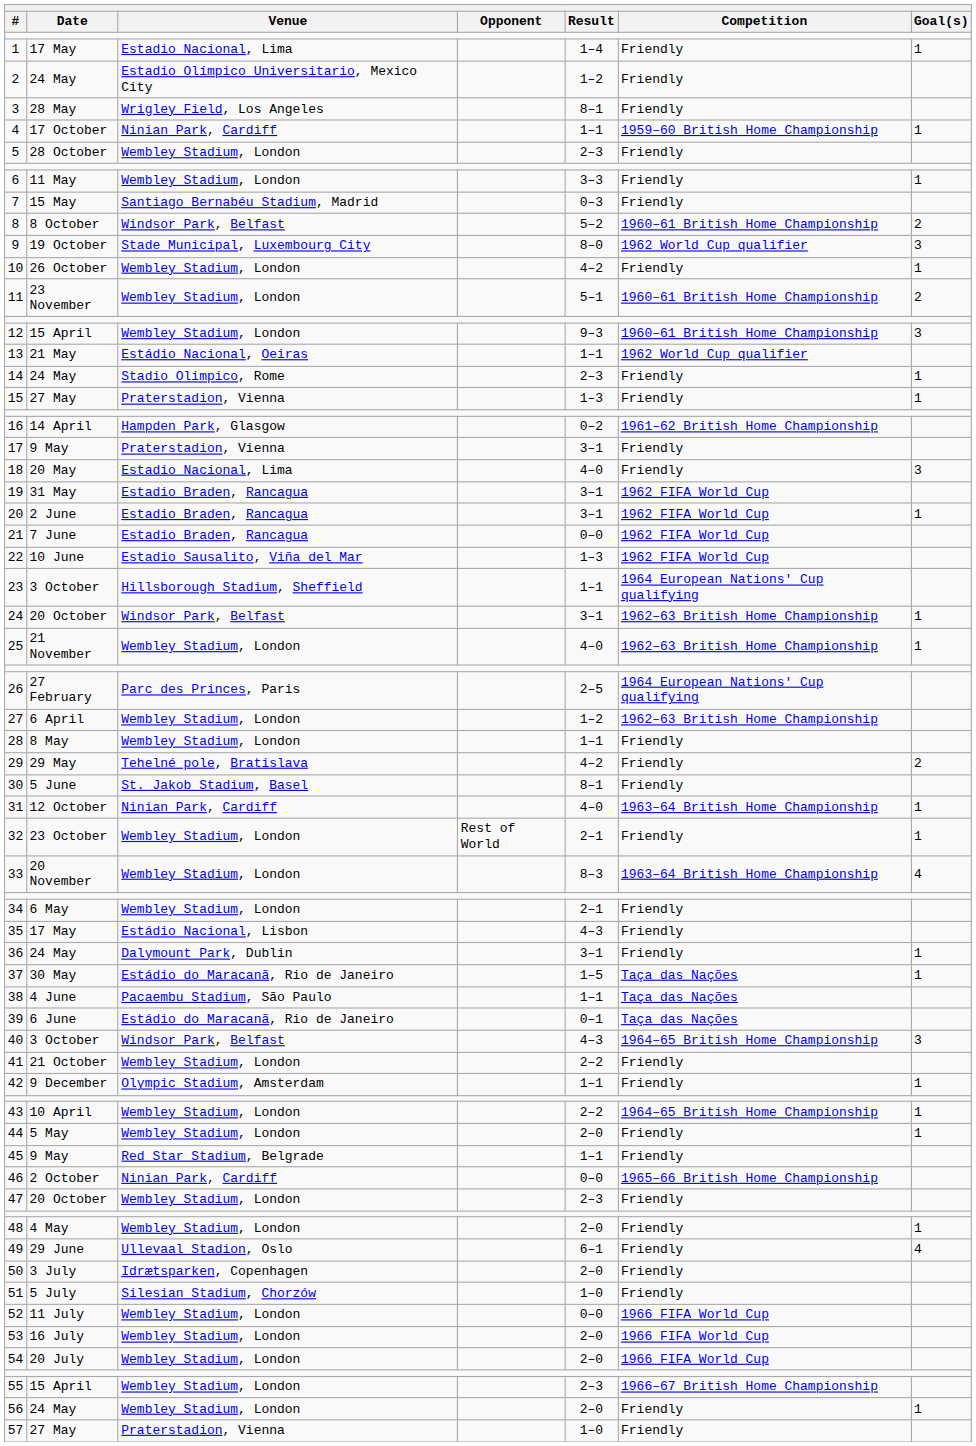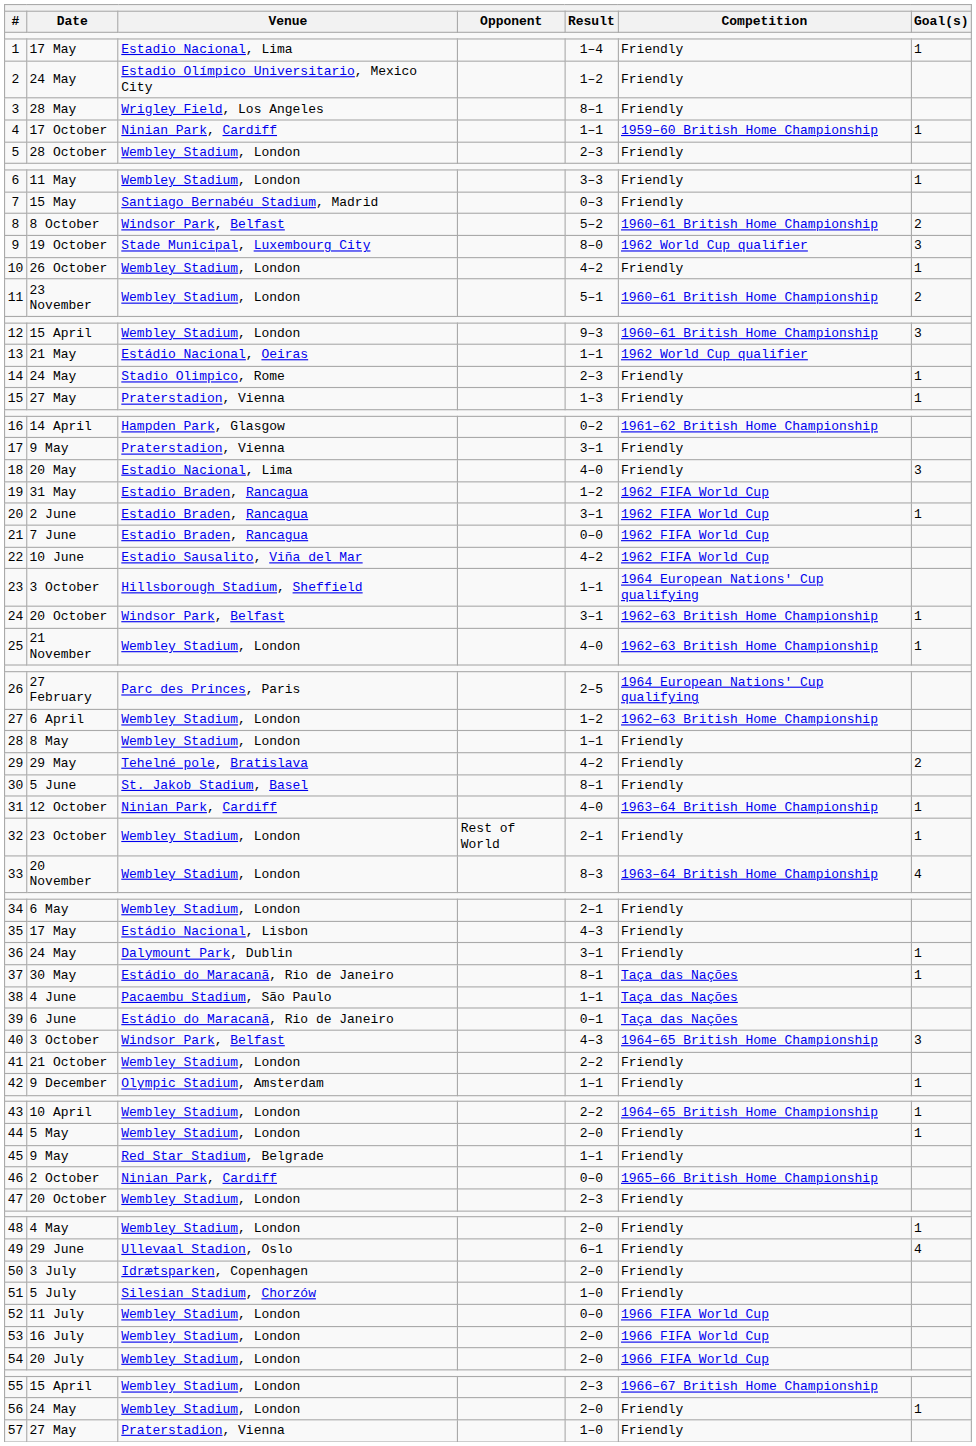(591, 492) 3–1 -> (591, 492) 1–2
(591, 558) 1–3 -> (591, 558) 4–2
(591, 975) 1–5 -> (591, 975) 8–1
